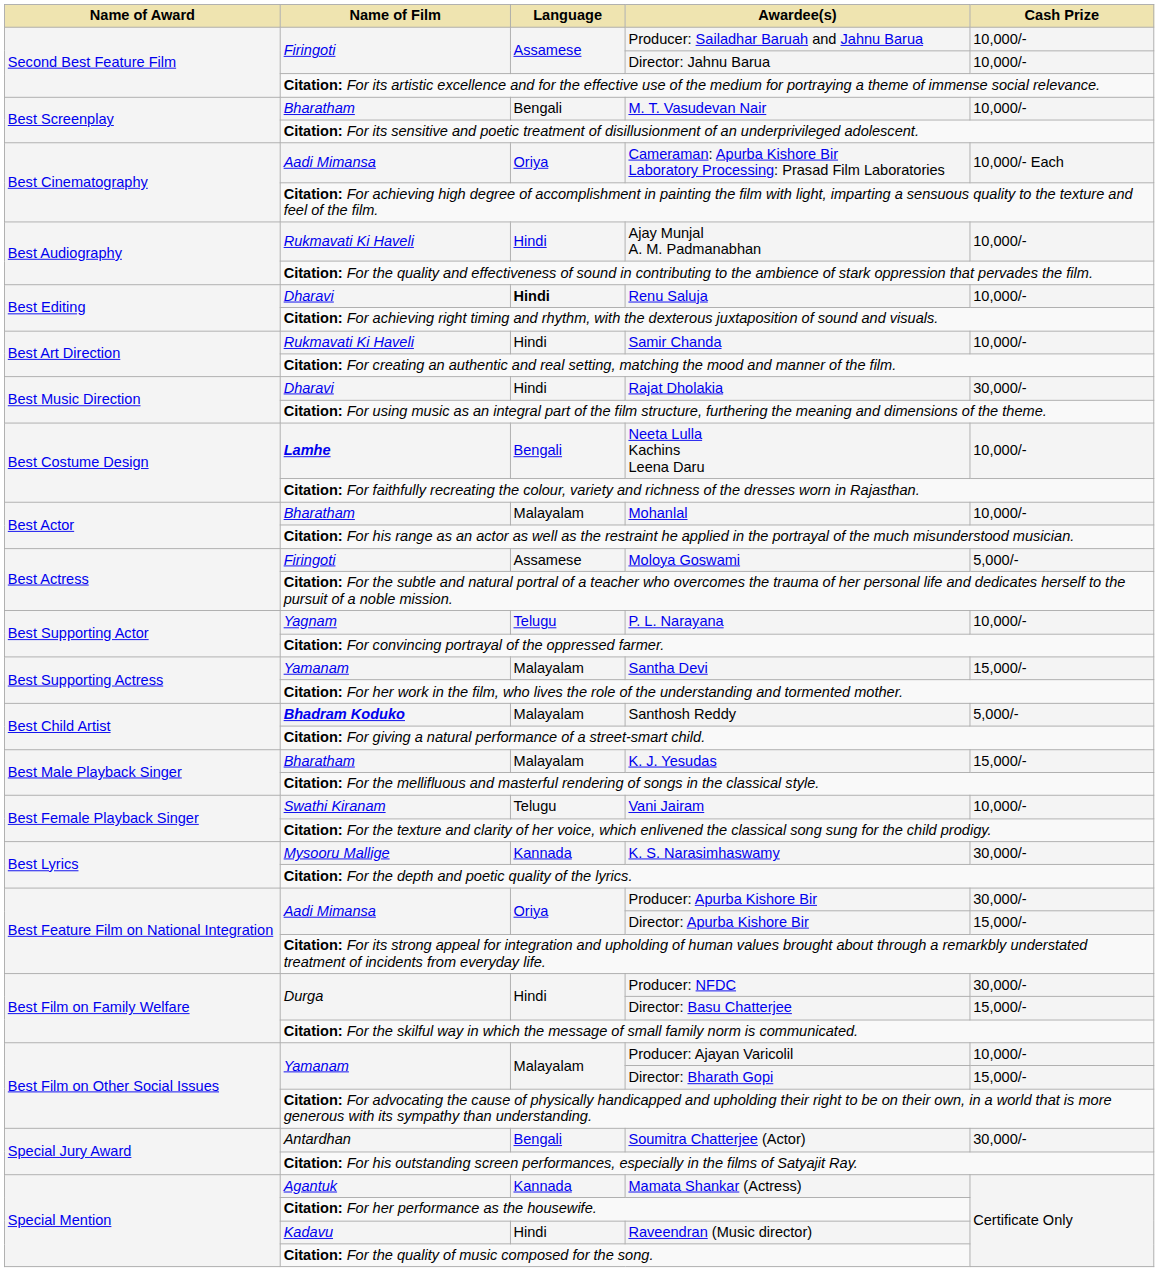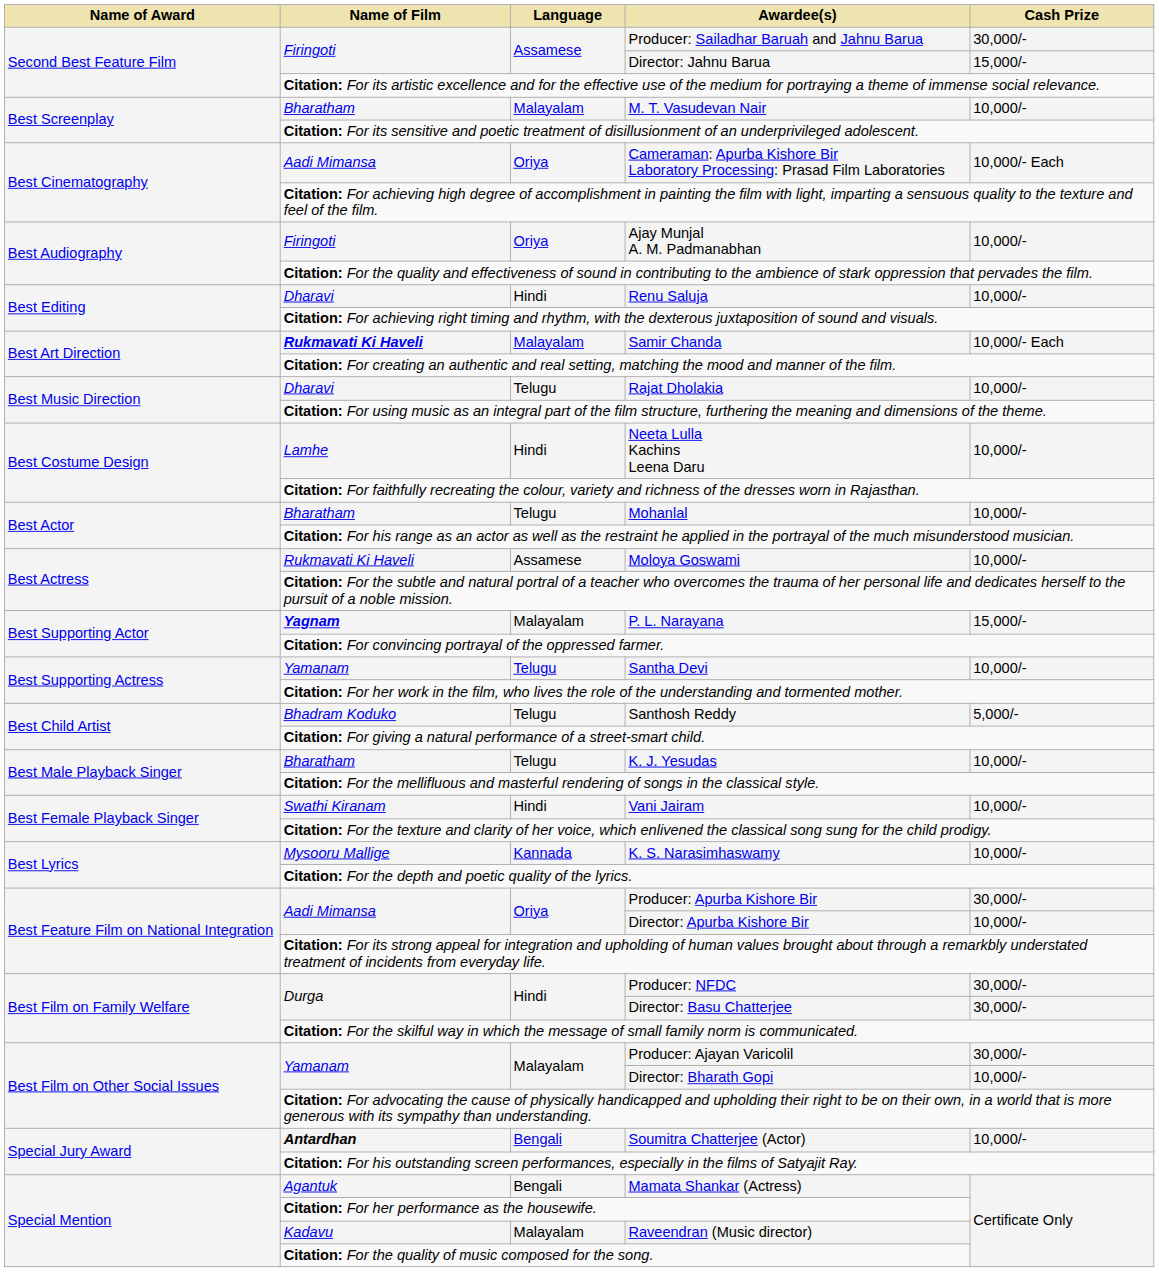(1000, 39) 10,000/- -> (1000, 39) 30,000/-
(1000, 62) 10,000/- -> (1000, 62) 15,000/-
(538, 108) Bengali -> (549, 108) Malayalam
(349, 241) Rukmavati Ki Haveli -> (310, 241) Firingoti
(530, 241) Hindi -> (531, 241) Oriya
(532, 296) bold -> (530, 296) normal
(349, 342) normal -> (353, 342) bold
(530, 342) Hindi -> (549, 342) Malayalam
(1000, 342) 10,000/- -> (1019, 342) 10,000/- Each
(530, 388) Hindi -> (535, 388) Telugu
(1000, 388) 30,000/- -> (1000, 388) 10,000/-
(307, 451) bold -> (306, 451) normal
(538, 451) Bengali -> (530, 451) Hindi
(549, 513) Malayalam -> (535, 513) Telugu
(310, 559) Firingoti -> (349, 559) Rukmavati Ki Haveli
(996, 559) 5,000/- -> (1000, 559) 10,000/-
(310, 622) normal -> (312, 622) bold
(535, 622) Telugu -> (549, 622) Malayalam
(1000, 622) 10,000/- -> (1000, 622) 15,000/-
(549, 668) Malayalam -> (535, 668) Telugu
(1000, 668) 15,000/- -> (1000, 668) 10,000/-
(344, 714) bold -> (340, 714) normal
(549, 714) Malayalam -> (535, 714) Telugu
(549, 760) Malayalam -> (535, 760) Telugu
(1000, 760) 15,000/- -> (1000, 760) 10,000/-
(535, 807) Telugu -> (530, 807) Hindi
(1000, 853) 30,000/- -> (1000, 853) 10,000/-
(1000, 922) 15,000/- -> (1000, 922) 10,000/-
(1000, 1008) 15,000/- -> (1000, 1008) 30,000/-
(1000, 1054) 10,000/- -> (1000, 1054) 30,000/-
(1000, 1077) 15,000/- -> (1000, 1077) 10,000/-
(317, 1140) normal -> (320, 1140) bold
(1000, 1140) 30,000/- -> (1000, 1140) 10,000/-
(543, 1186) Kannada -> (538, 1186) Bengali
(530, 1232) Hindi -> (549, 1232) Malayalam
